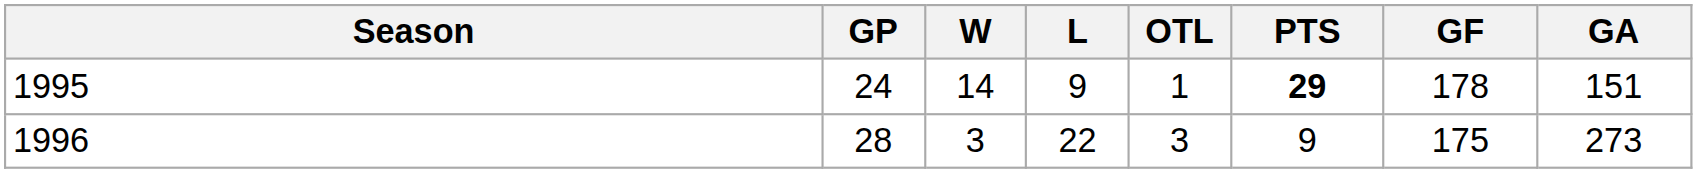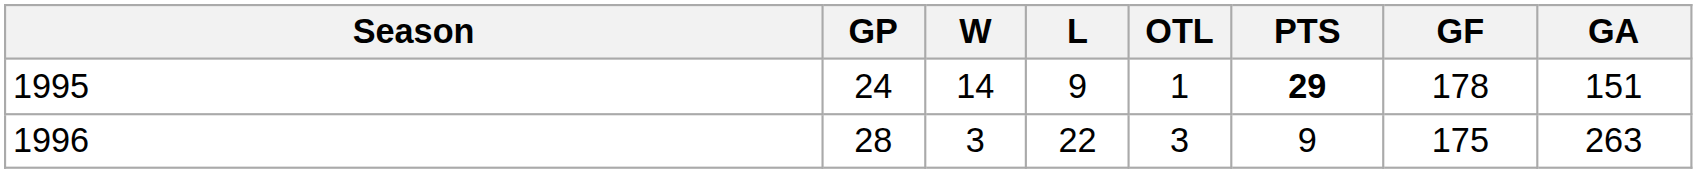(1614, 140) 273 -> (1614, 140) 263
